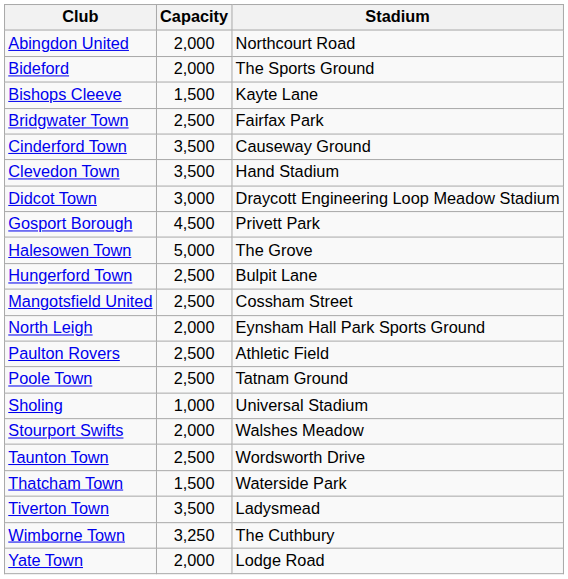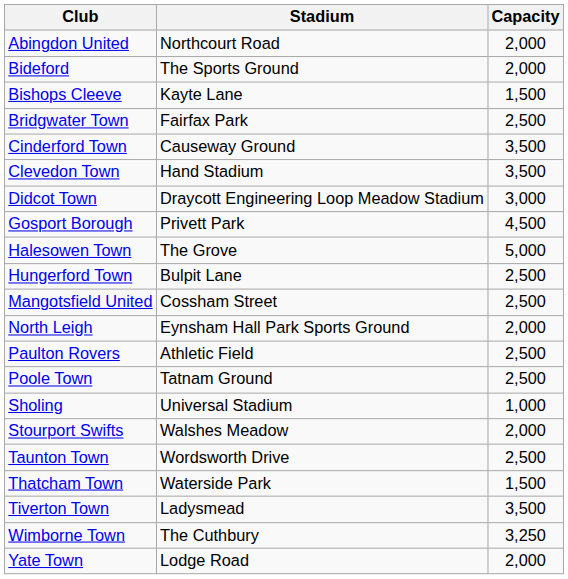columns swapped: (398, 17) <-> (194, 17)
